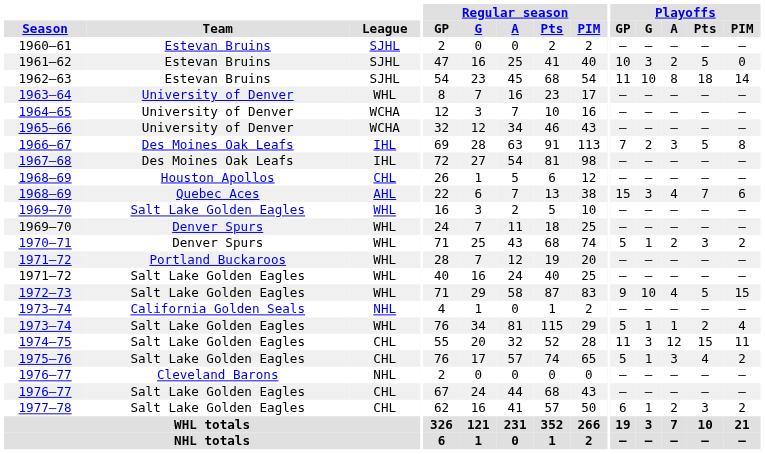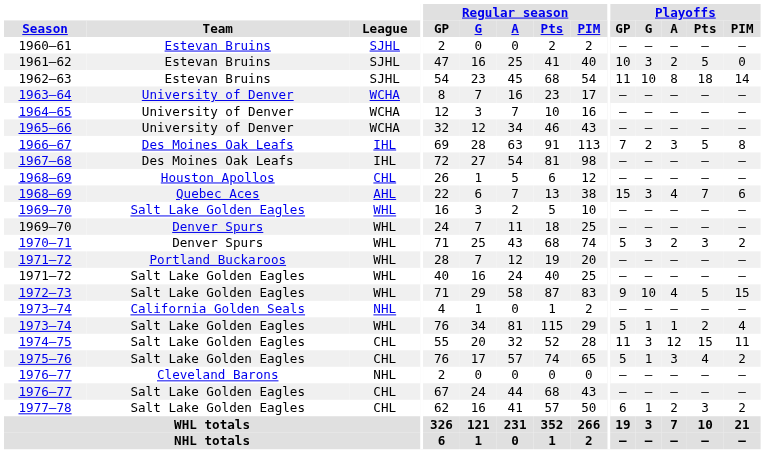(385, 95) WHL -> (385, 95) WCHA
(648, 243) 1 -> (648, 243) 3
